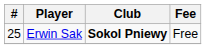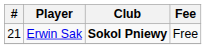(14, 33) 25 -> (14, 33) 21
